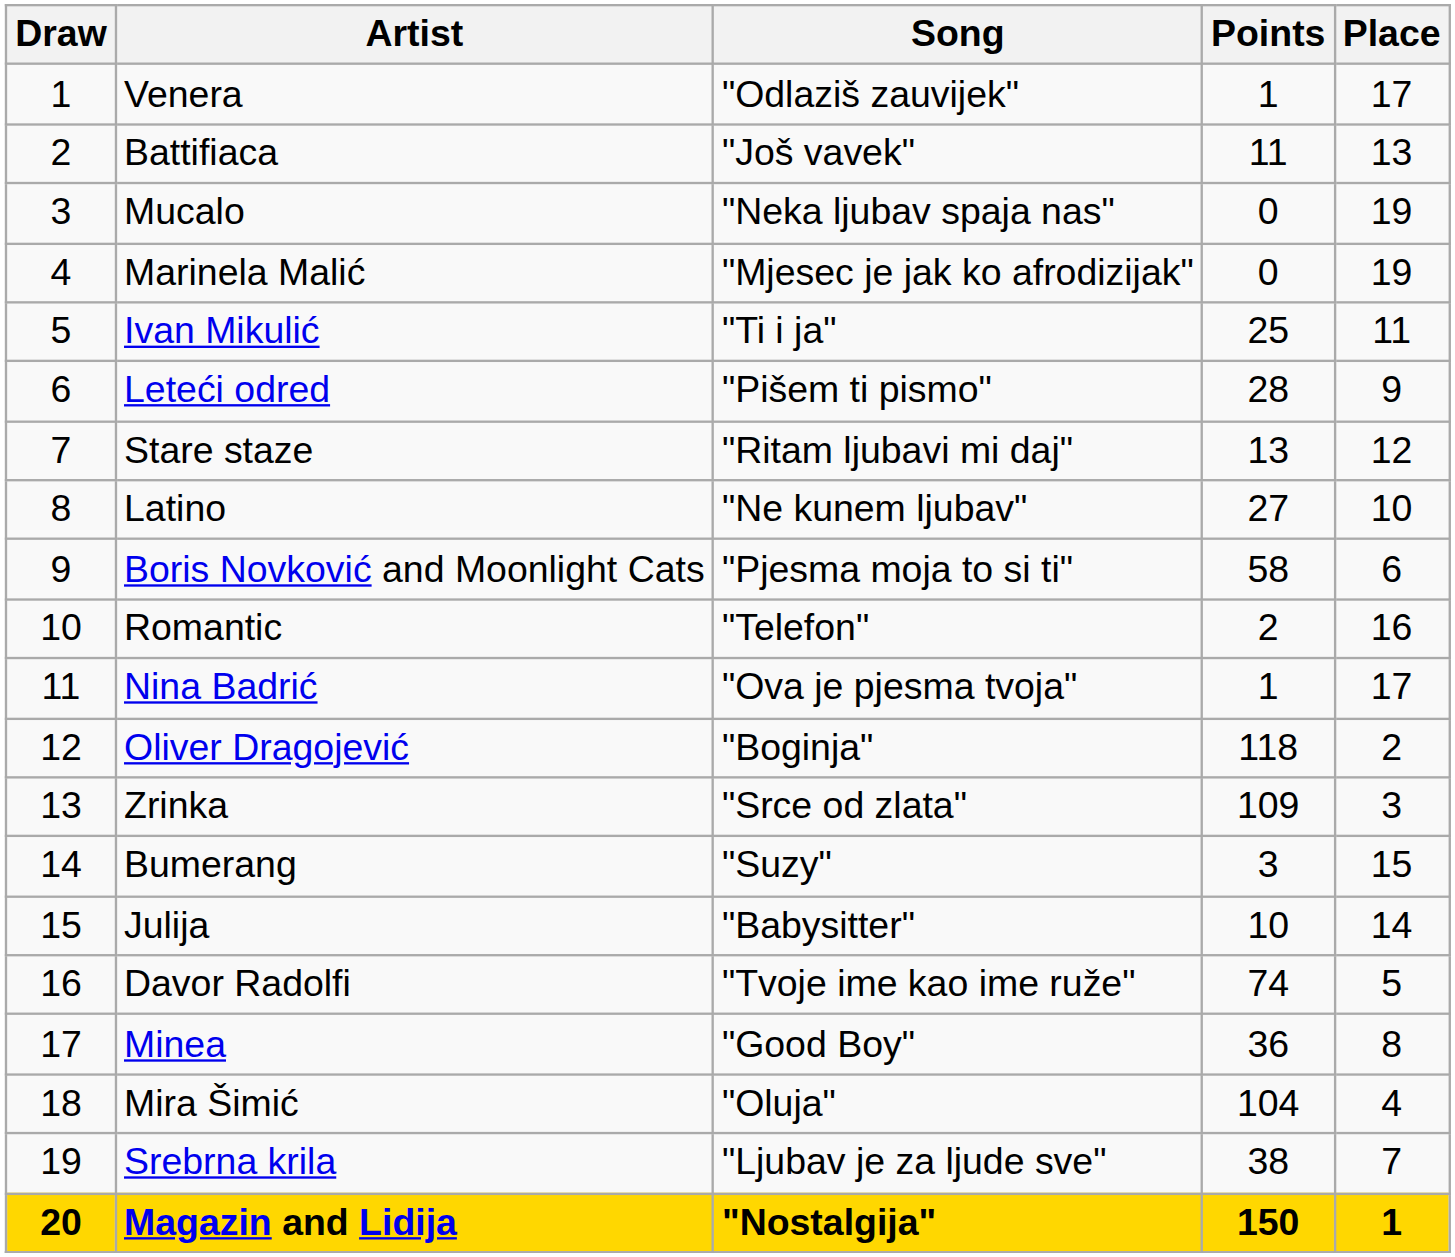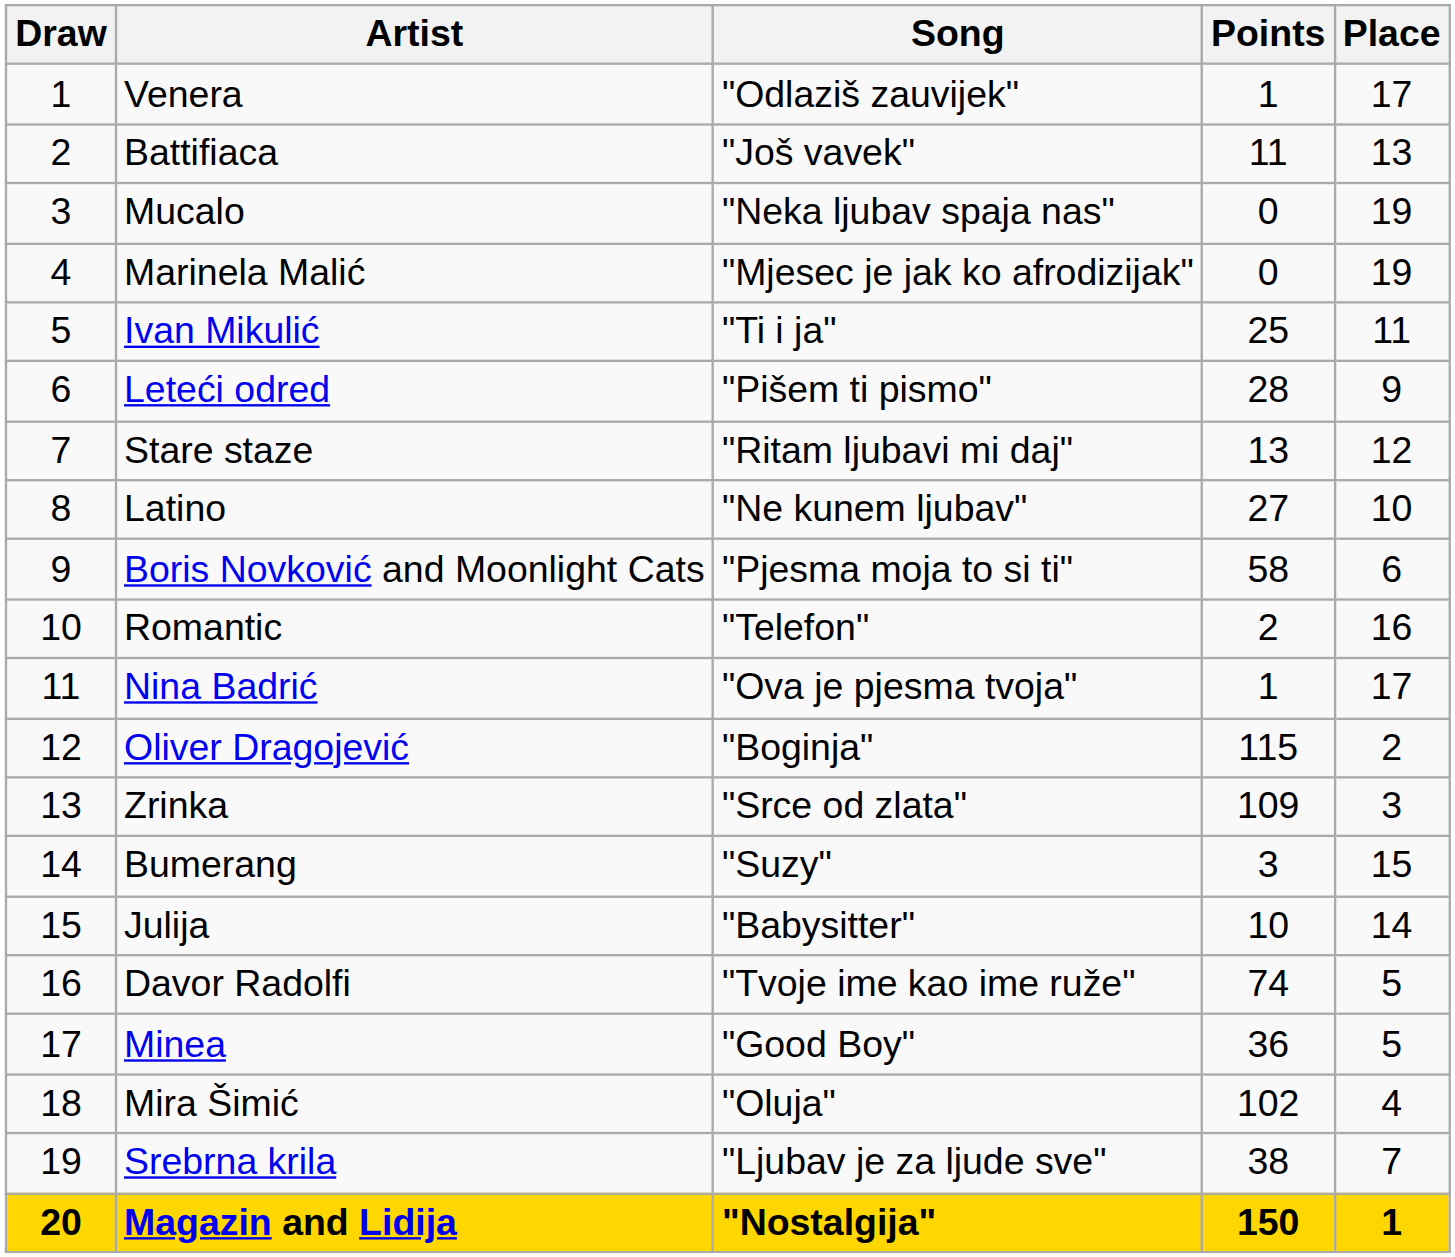(1268, 746) 118 -> (1268, 746) 115
(1392, 1043) 8 -> (1392, 1043) 5
(1268, 1102) 104 -> (1268, 1102) 102
